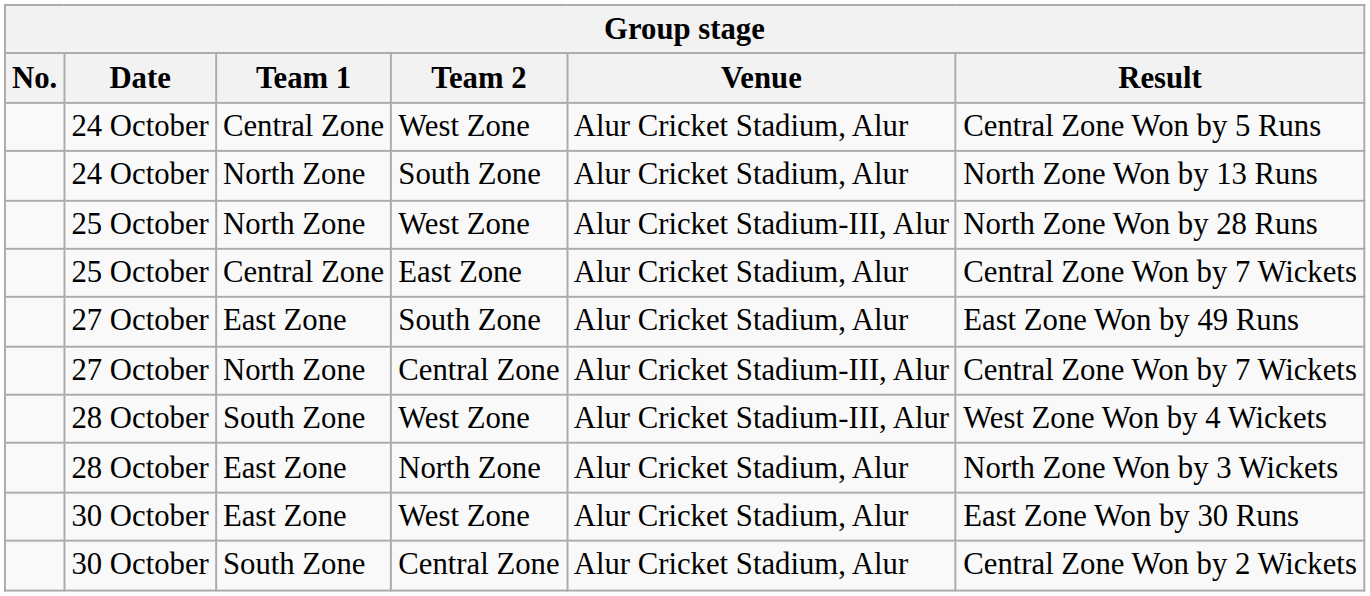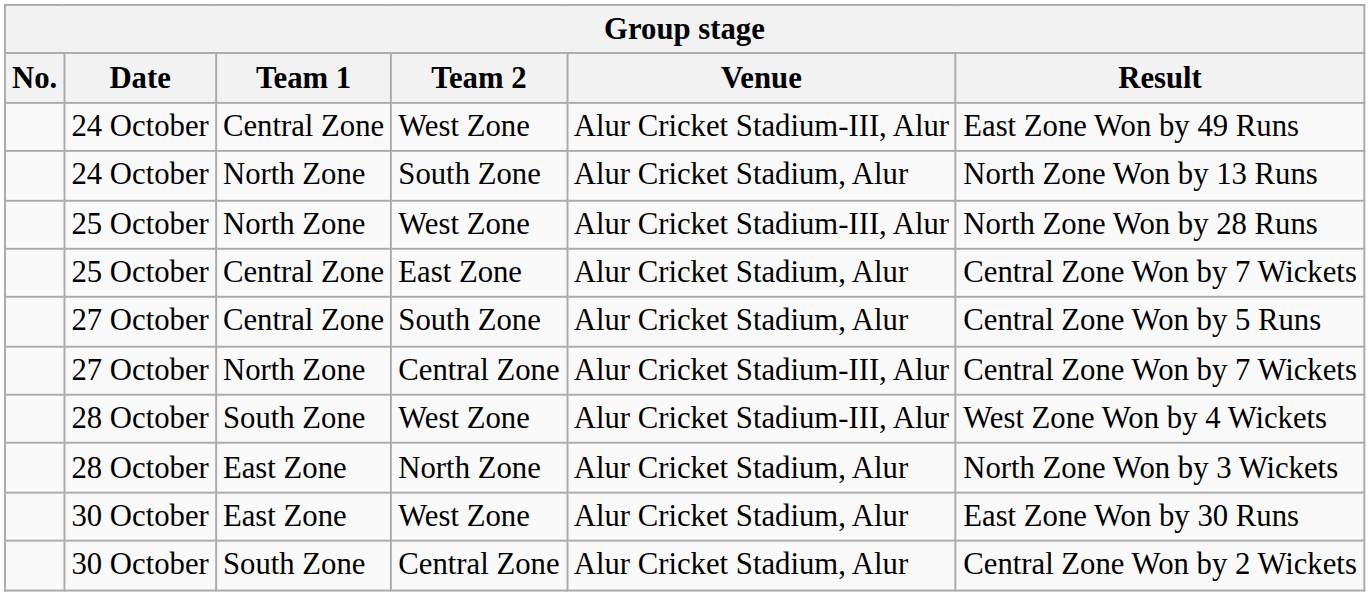(741, 126) Alur Cricket Stadium, Alur -> (761, 126) Alur Cricket Stadium-III, Alur
(1142, 126) Central Zone Won by 5 Runs -> (1131, 126) East Zone Won by 49 Runs
(285, 321) East Zone -> (304, 321) Central Zone
(1131, 321) East Zone Won by 49 Runs -> (1142, 321) Central Zone Won by 5 Runs
